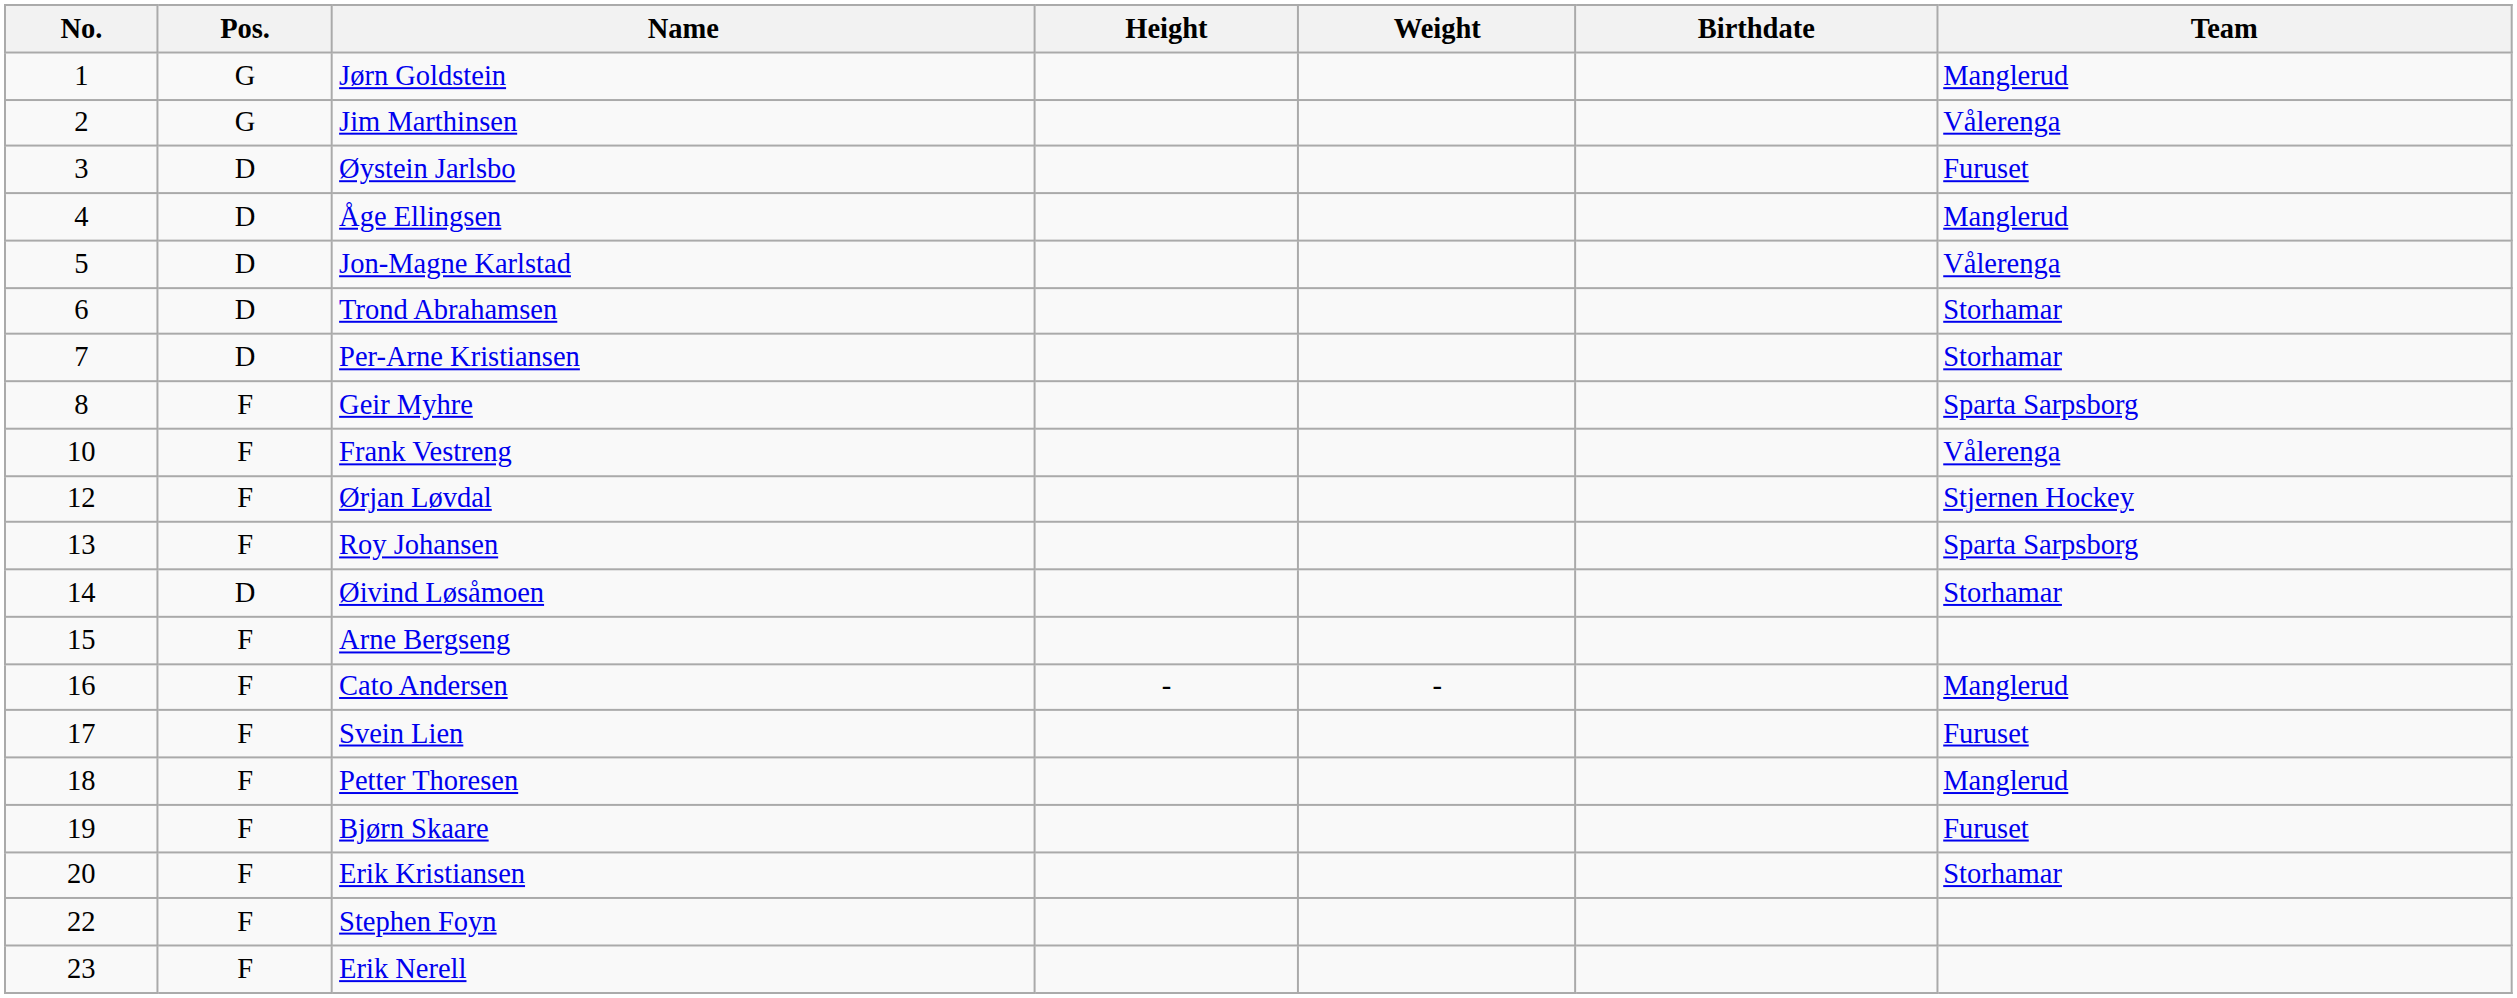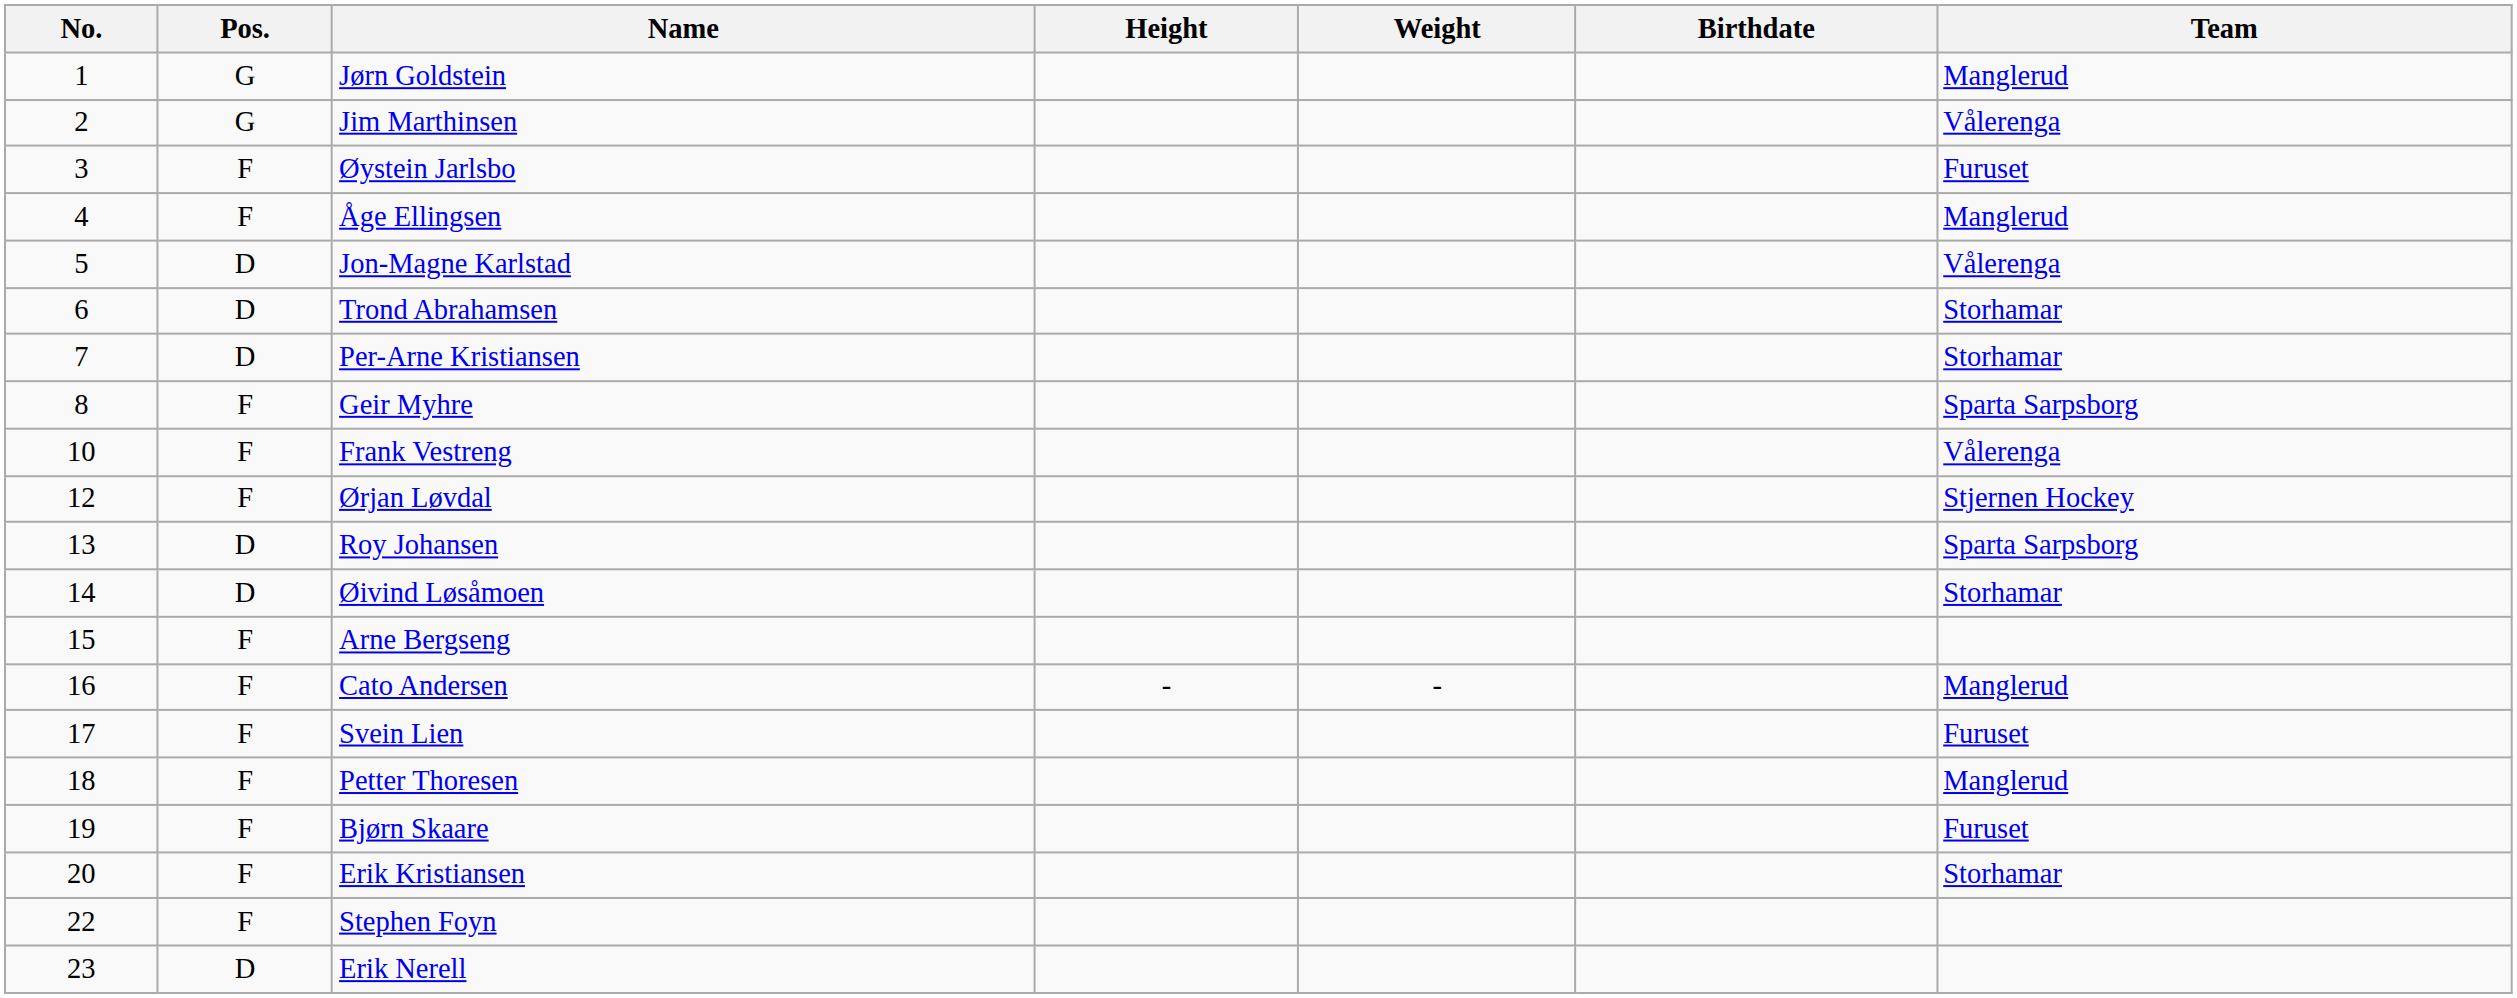(245, 169) D -> (245, 169) F
(245, 216) D -> (245, 216) F
(245, 545) F -> (245, 545) D
(245, 968) F -> (245, 968) D
